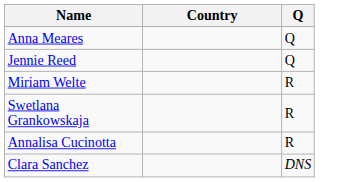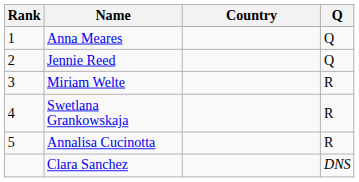+ column: (24, 15)
